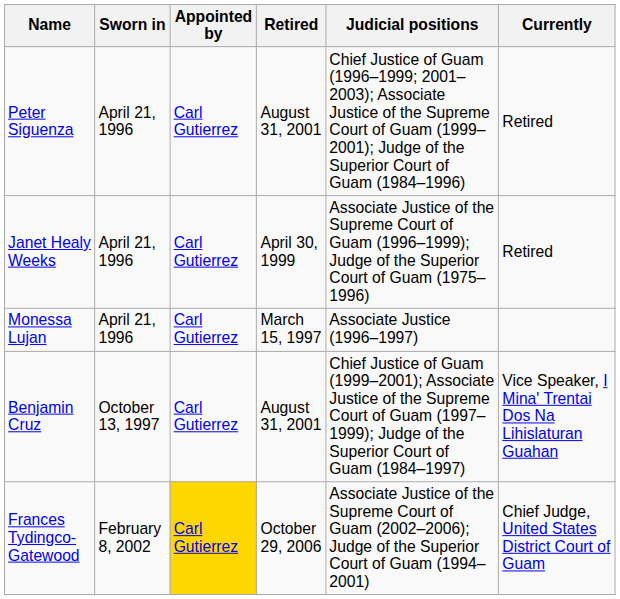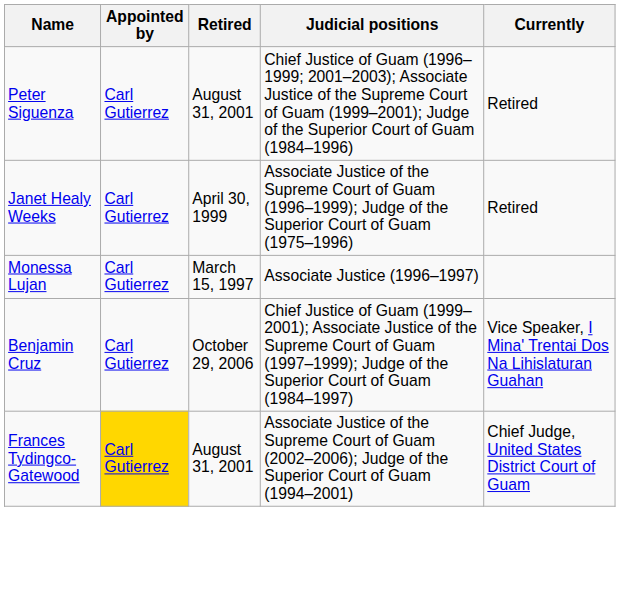- column: (132, 25)
(291, 416) August 31, 2001 -> (223, 354) October 29, 2006
(291, 538) October 29, 2006 -> (223, 458) August 31, 2001
